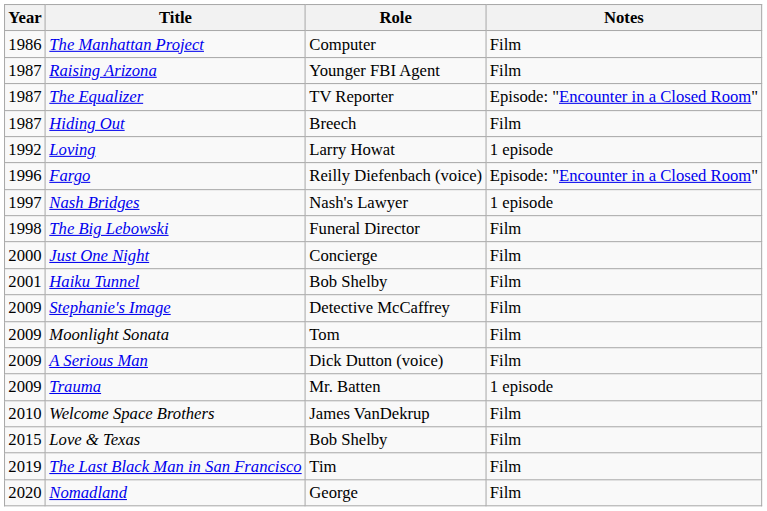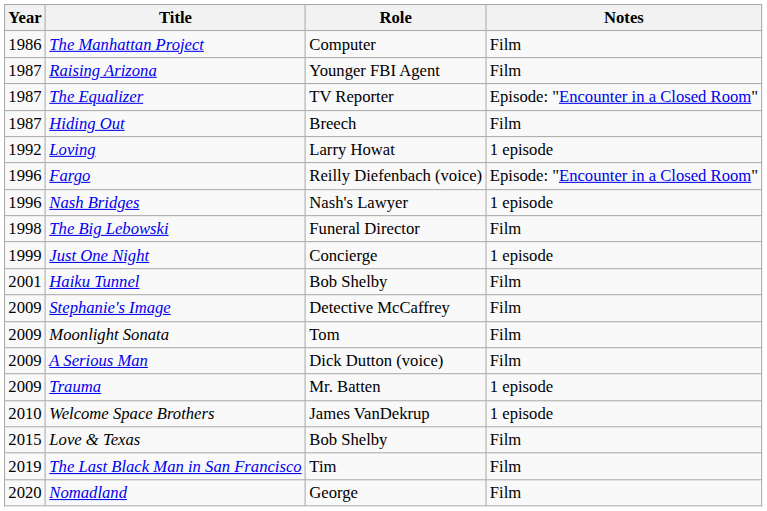(25, 202) 1997 -> (25, 202) 1996
(25, 255) 2000 -> (25, 255) 1999
(506, 255) Film -> (521, 255) 1 episode
(506, 413) Film -> (521, 413) 1 episode
